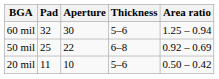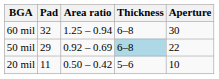columns swapped: (84, 13) <-> (187, 13)
(119, 30) 5–6 -> (125, 30) 6–8
(45, 47) 25 -> (45, 47) 29
(119, 47) no background -> (125, 47) lightblue background
